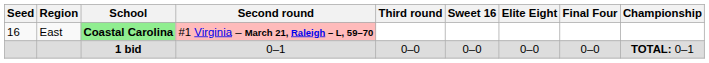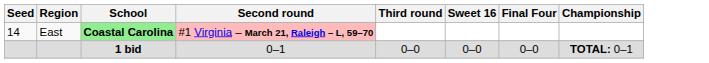- column: (529, 14)
(13, 32) 16 -> (13, 32) 14
